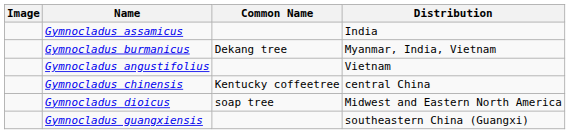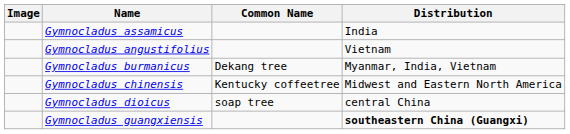rows swapped: (127, 67) <-> (117, 49)
(388, 85) central China -> (453, 85) Midwest and Eastern North America
(453, 102) Midwest and Eastern North America -> (388, 102) central China
(437, 120) normal -> (437, 120) bold
